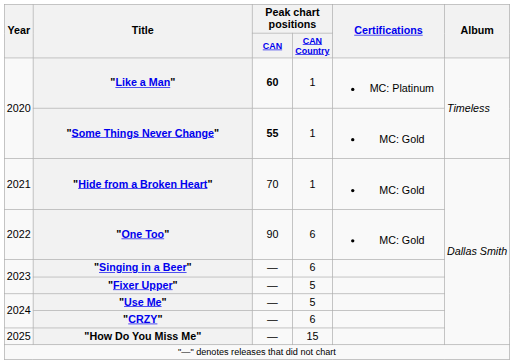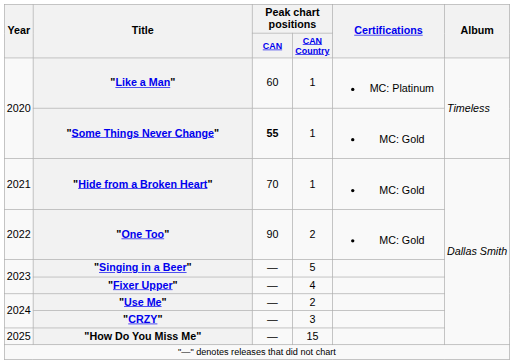(272, 83) bold -> (272, 83) normal
(312, 234) 6 -> (312, 234) 2
(312, 268) 6 -> (312, 268) 5
(312, 285) 5 -> (312, 285) 4
(312, 302) 5 -> (312, 302) 2
(312, 319) 6 -> (312, 319) 3
